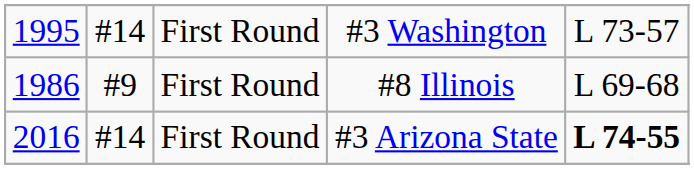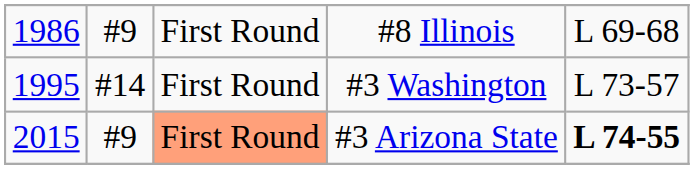rows swapped: (446, 84) <-> (446, 31)
(46, 137) 2016 -> (46, 137) 2015
(120, 137) #14 -> (120, 137) #9
(240, 137) no background -> (240, 137) lightsalmon background
